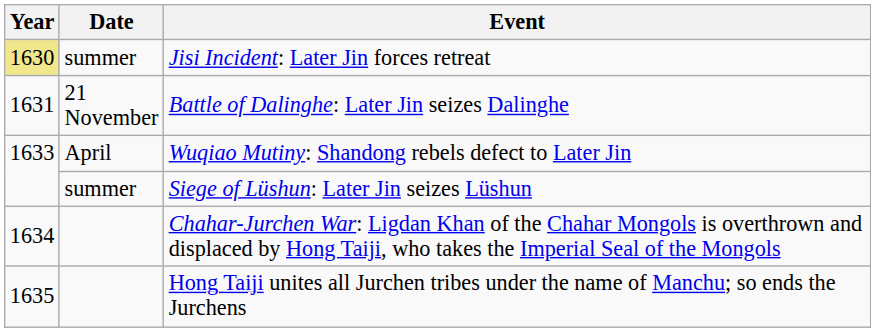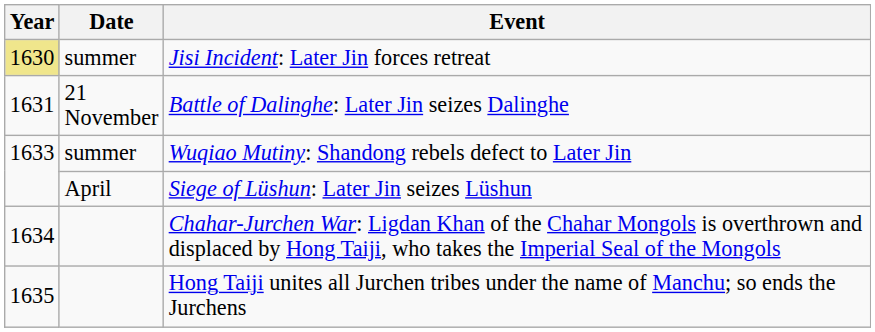(88, 152) April -> (100, 152) summer
(100, 188) summer -> (88, 188) April
